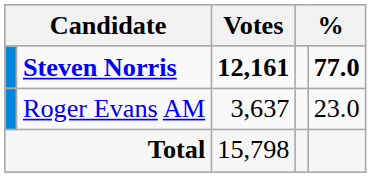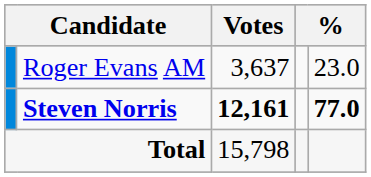rows swapped: (100, 66) <-> (114, 108)
